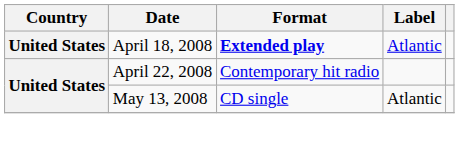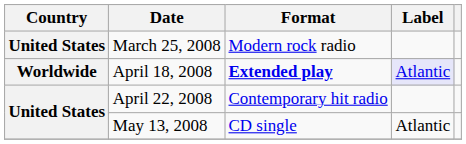+ row: (167, 44)
(57, 44) United States -> (57, 71) Worldwide
(414, 44) no background -> (423, 71) lavender background
